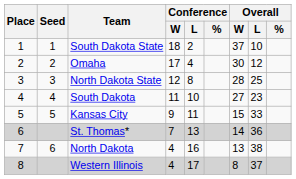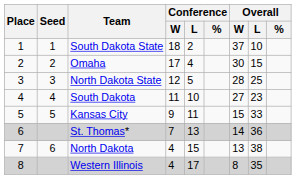(256, 64) 12 -> (256, 64) 15
(190, 81) 8 -> (190, 81) 5
(193, 149) 16 -> (193, 149) 15
(256, 166) 37 -> (256, 166) 35
